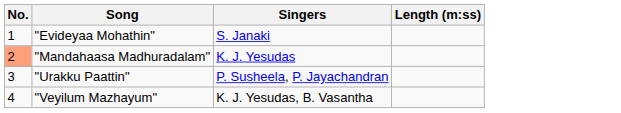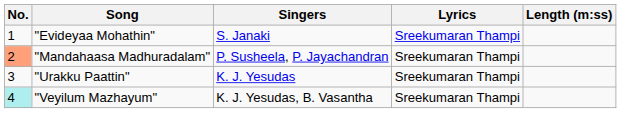+ column: (457, 15)
(256, 56) K. J. Yesudas -> (302, 56) P. Susheela, P. Jayachandran
(302, 77) P. Susheela, P. Jayachandran -> (256, 77) K. J. Yesudas
(11, 98) no background -> (11, 98) paleturquoise background
